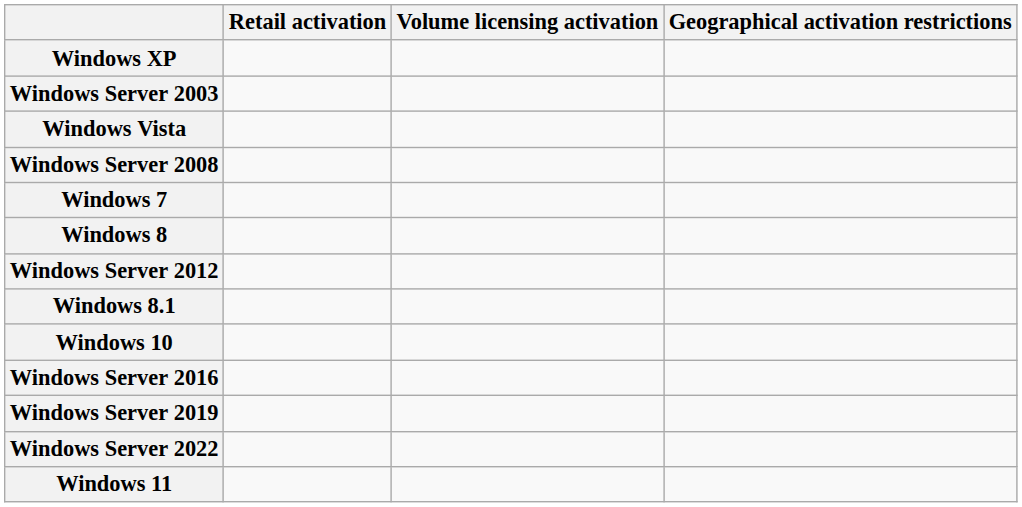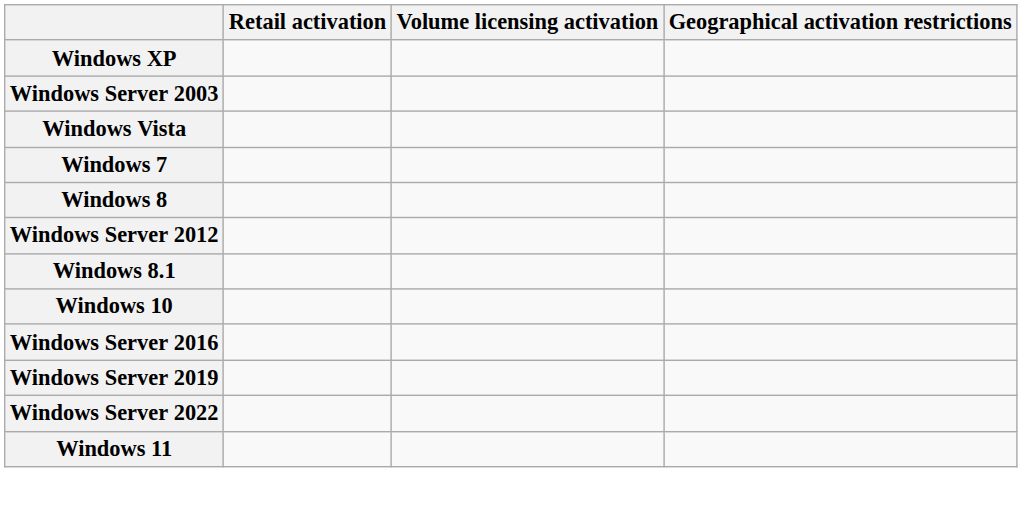- row: (114, 164)
